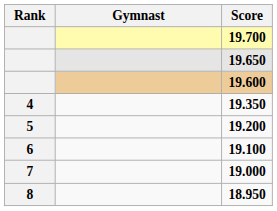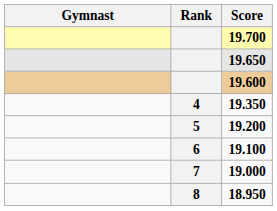columns swapped: (30, 15) <-> (138, 15)
